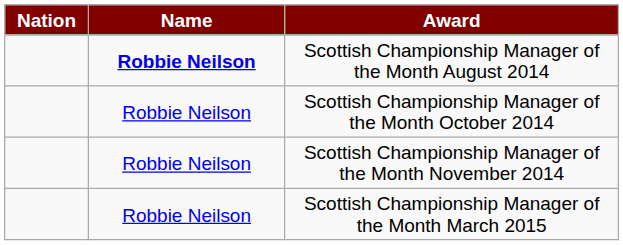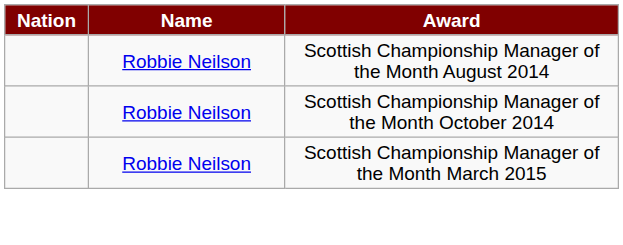(187, 61) bold -> (187, 61) normal
- row: (452, 163)
